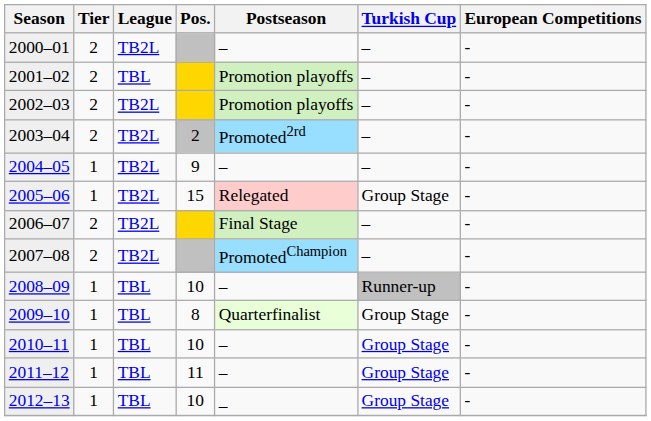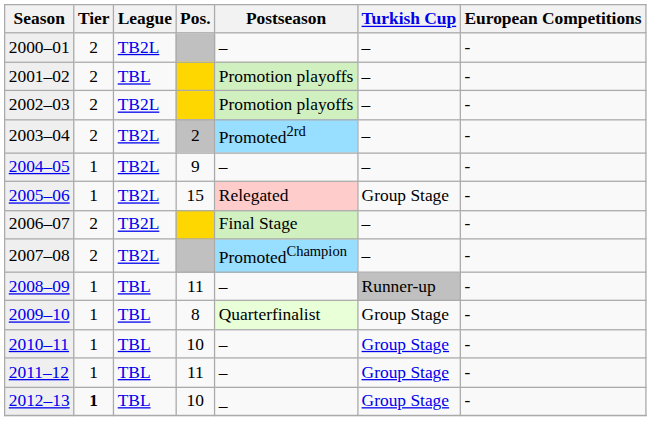(195, 285) 10 -> (195, 285) 11
(94, 400) normal -> (94, 400) bold
